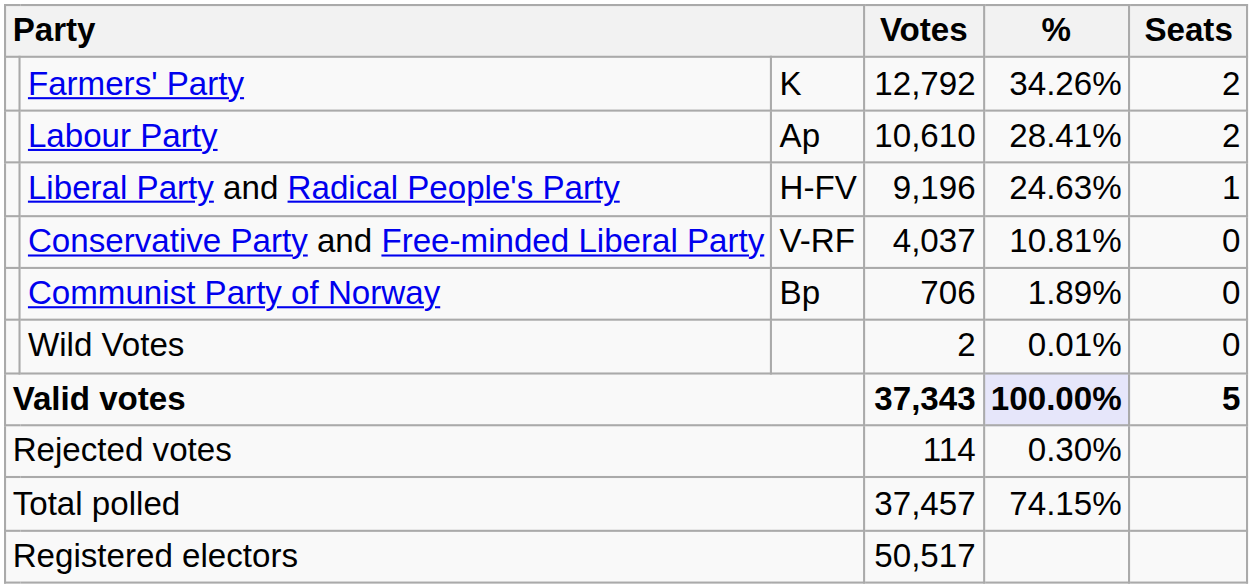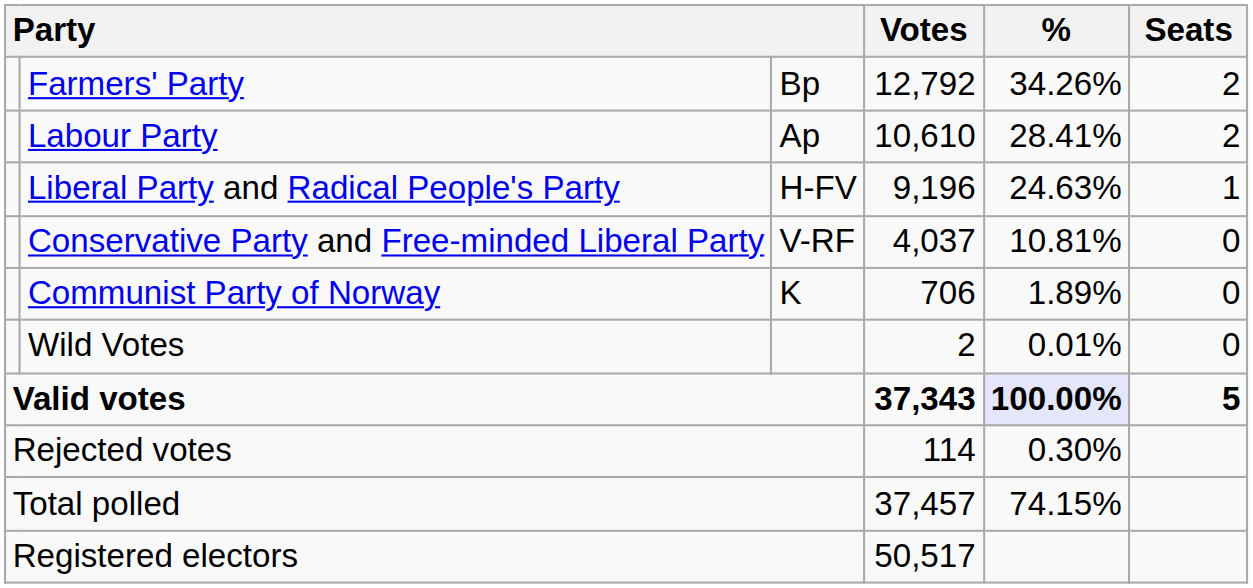(791, 83) K -> (800, 83) Bp
(800, 293) Bp -> (791, 293) K
